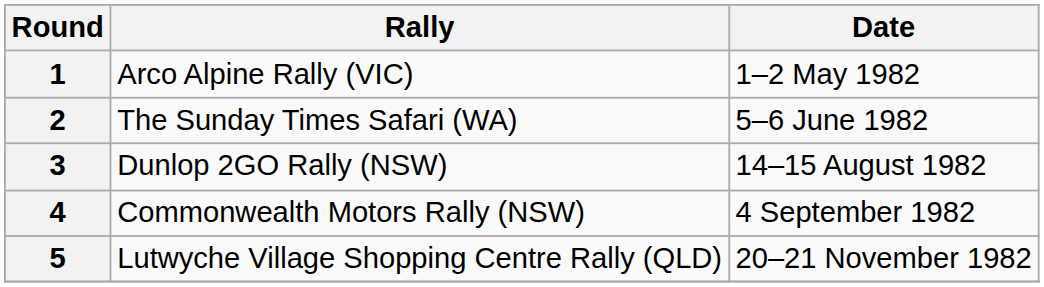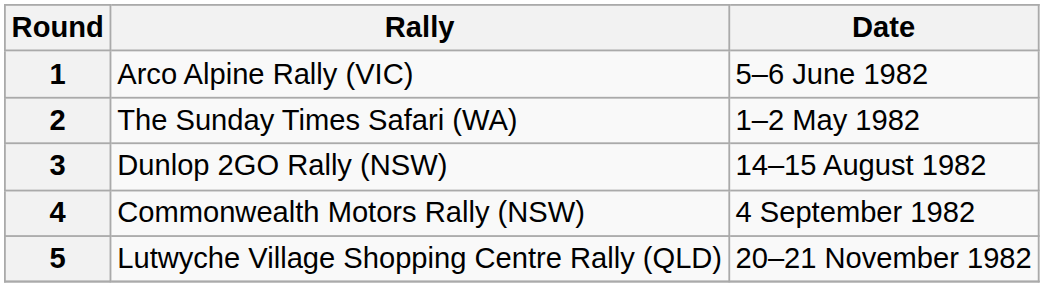(828, 73) 1–2 May 1982 -> (832, 73) 5–6 June 1982
(832, 119) 5–6 June 1982 -> (828, 119) 1–2 May 1982
